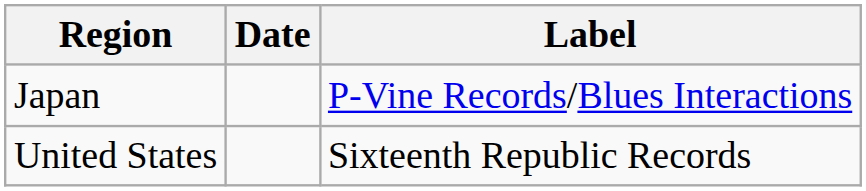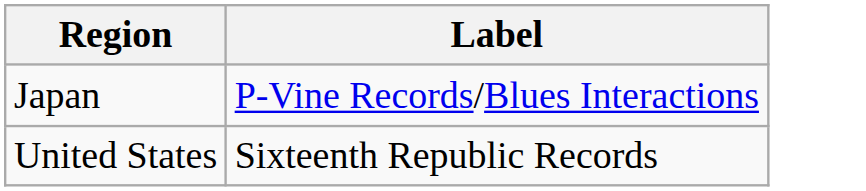- column: (273, 34)
